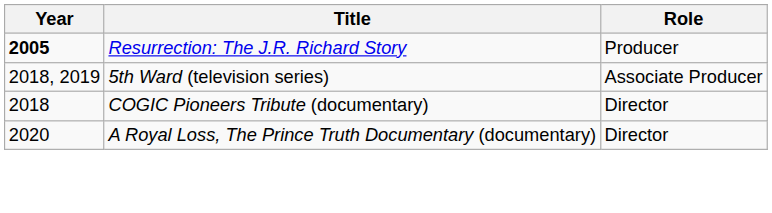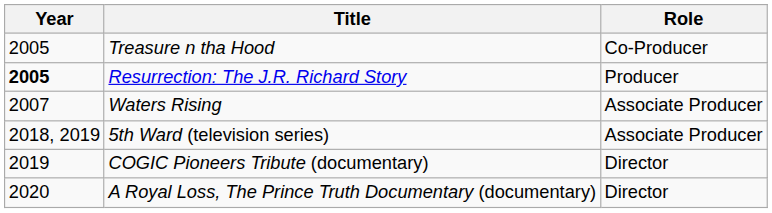+ row: (191, 47)
+ row: (165, 105)
(29, 105) 2018 -> (29, 163) 2019
